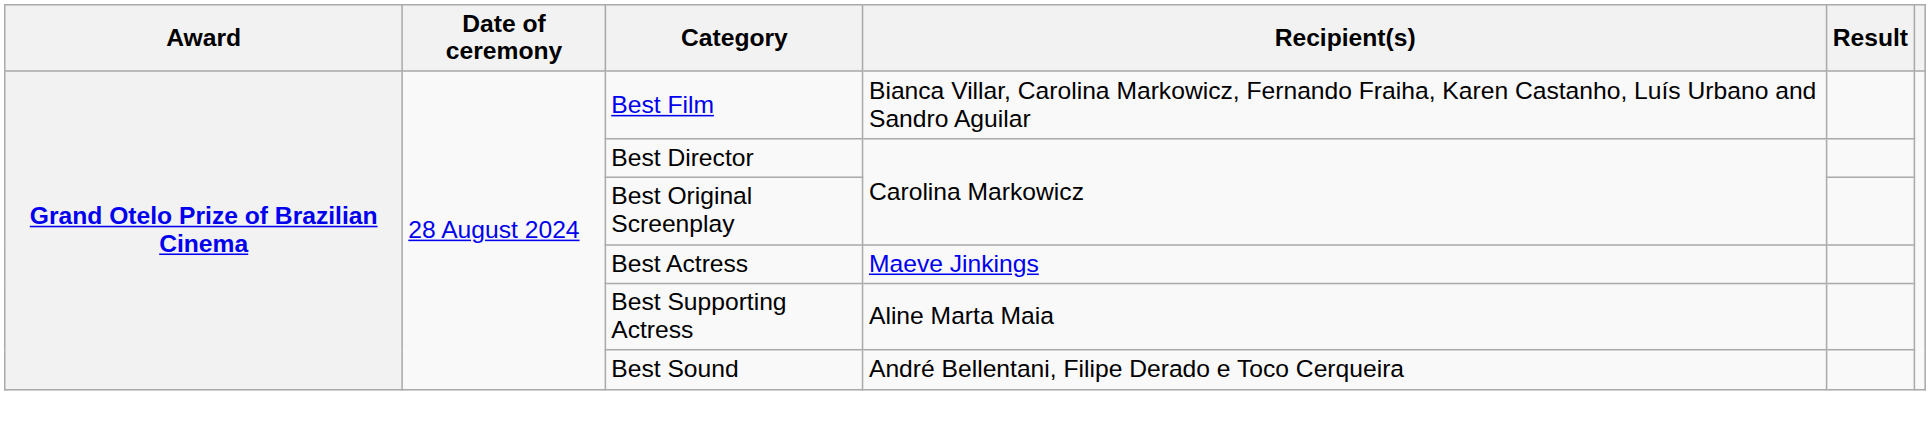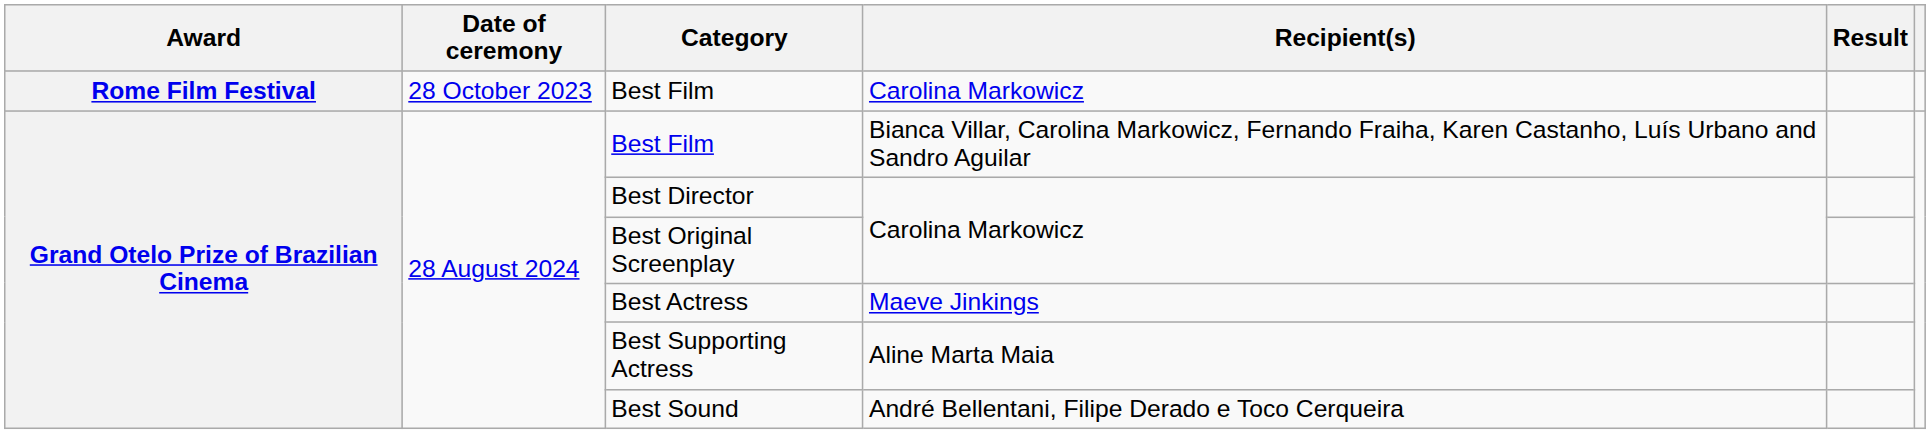+ row: (663, 90)
